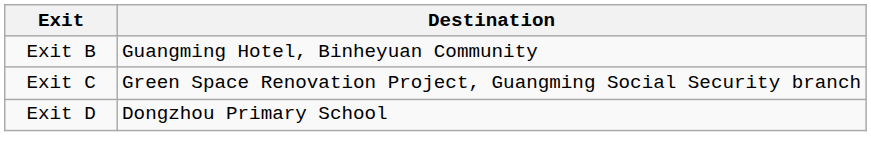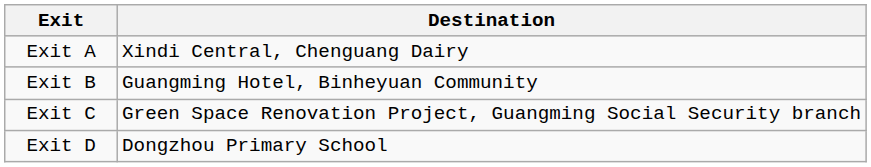+ row: (61, 52)
